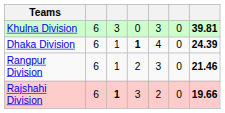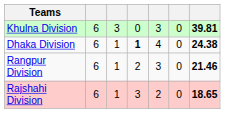(205, 45) 24.39 -> (205, 45) 24.38
(117, 94) bold -> (117, 94) normal
(205, 94) 19.66 -> (205, 94) 18.65
